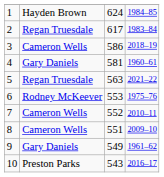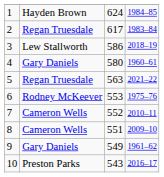(55, 46) Cameron Wells -> (55, 46) Lew Stallworth
(115, 63) 581 -> (115, 63) 580
